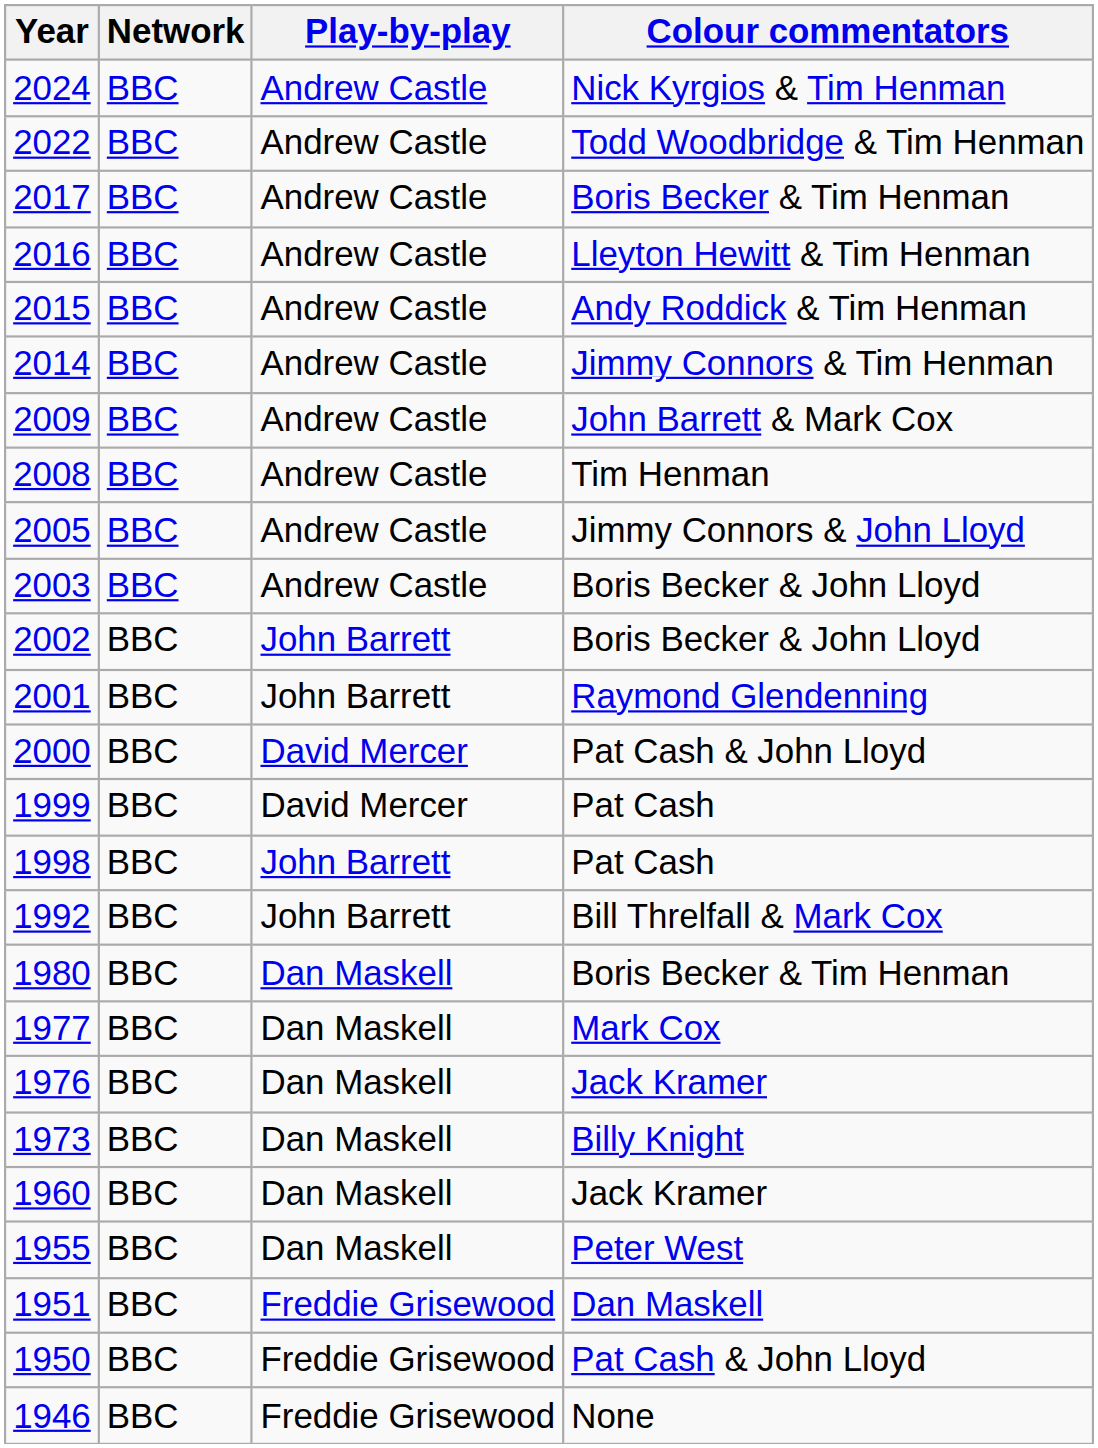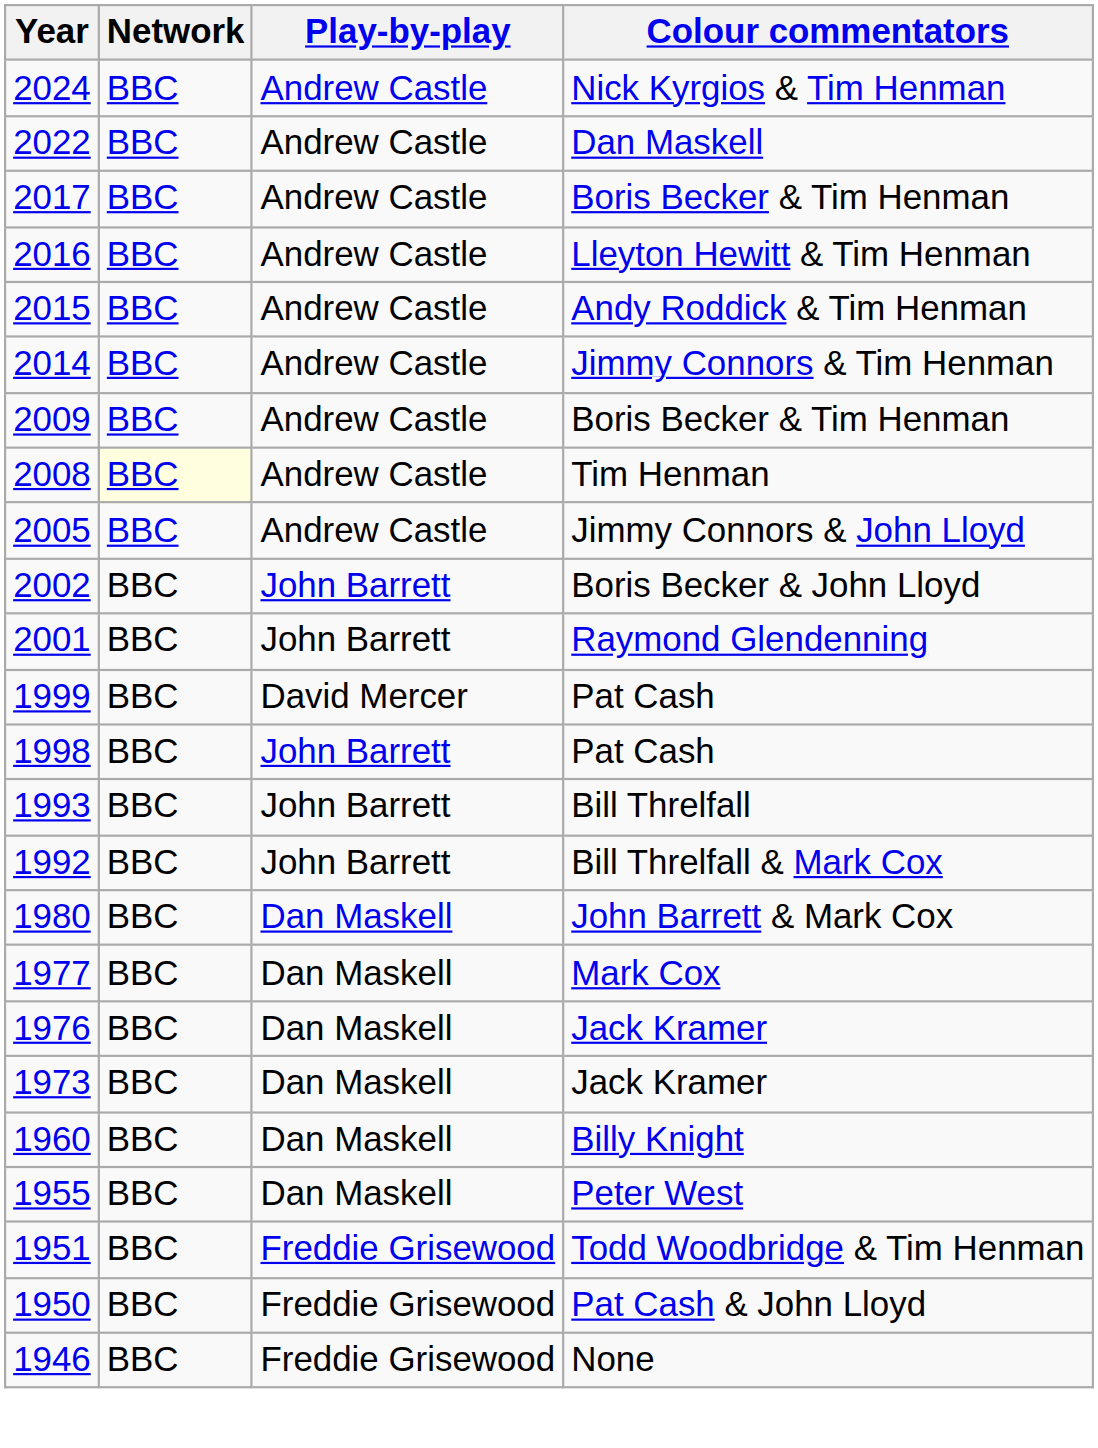(828, 142) Todd Woodbridge & Tim Henman -> (667, 142) Dan Maskell
(762, 419) John Barrett & Mark Cox -> (790, 419) Boris Becker & Tim Henman
(143, 474) no background -> (143, 474) lightyellow background
- row: (52, 585)
- row: (52, 751)
+ row: (52, 806)
(790, 972) Boris Becker & Tim Henman -> (762, 917) John Barrett & Mark Cox
(658, 1138) Billy Knight -> (669, 1083) Jack Kramer
(669, 1193) Jack Kramer -> (658, 1138) Billy Knight
(667, 1304) Dan Maskell -> (828, 1249) Todd Woodbridge & Tim Henman
